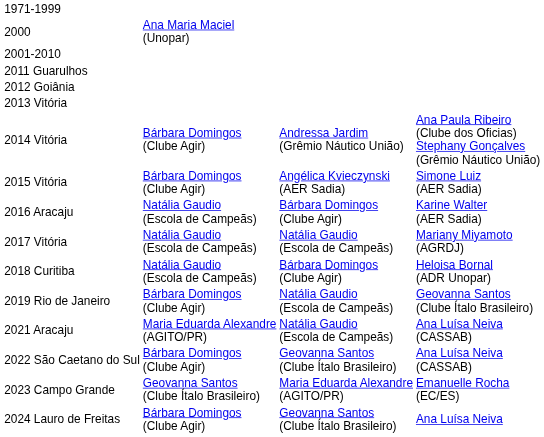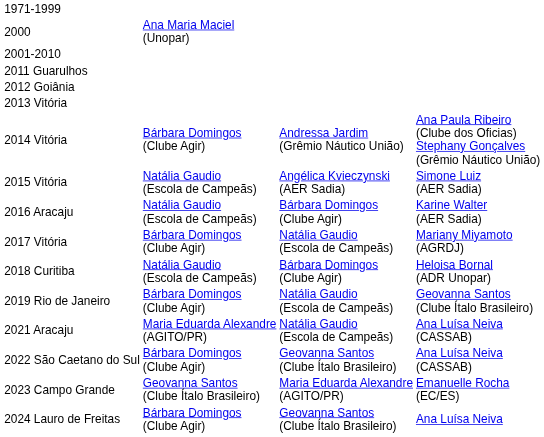(192, 182) Bárbara Domingos (Clube Agir) -> (200, 182) Natália Gaudio (Escola de Campeãs)
(200, 242) Natália Gaudio (Escola de Campeãs) -> (192, 242) Bárbara Domingos (Clube Agir)
